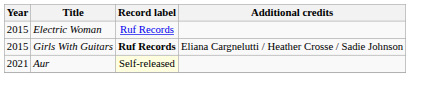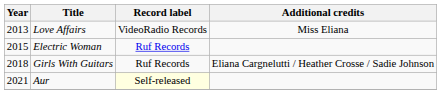+ row: (59, 30)
(18, 47) 2015 -> (18, 64) 2018
(147, 47) bold -> (162, 64) normal
